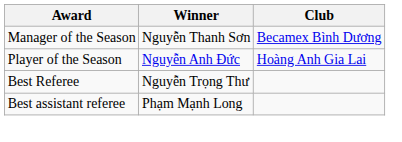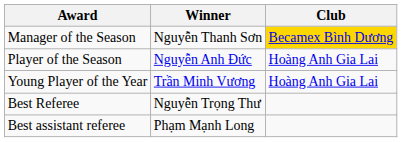(319, 37) no background -> (331, 37) gold background
+ row: (78, 81)
